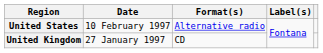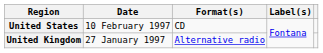(220, 26) Alternative radio -> (180, 26) CD
(180, 40) CD -> (220, 40) Alternative radio
